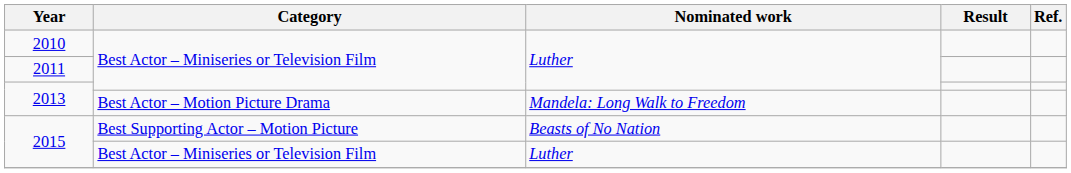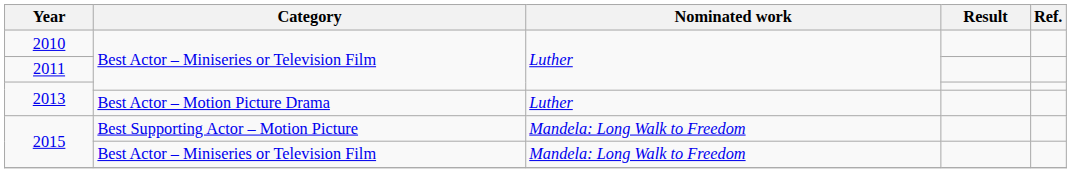(637, 102) Mandela: Long Walk to Freedom -> (551, 102) Luther
(595, 128) Beasts of No Nation -> (637, 128) Mandela: Long Walk to Freedom
(551, 154) Luther -> (637, 154) Mandela: Long Walk to Freedom
